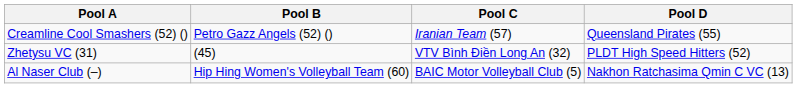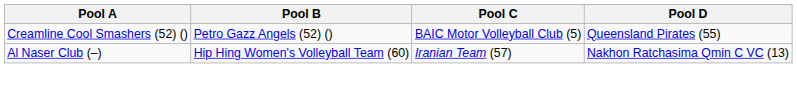(463, 33) Iranian Team (57) -> (498, 33) BAIC Motor Volleyball Club (5)
- row: (52, 53)
(498, 72) BAIC Motor Volleyball Club (5) -> (463, 53) Iranian Team (57)
